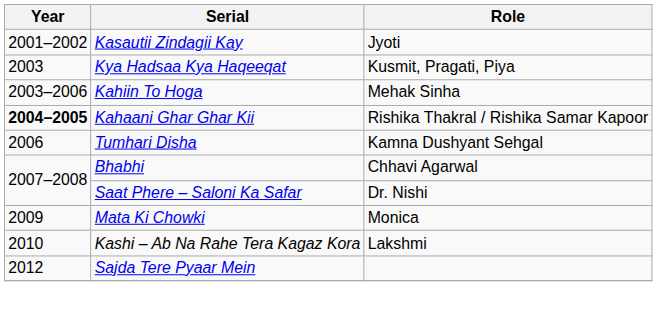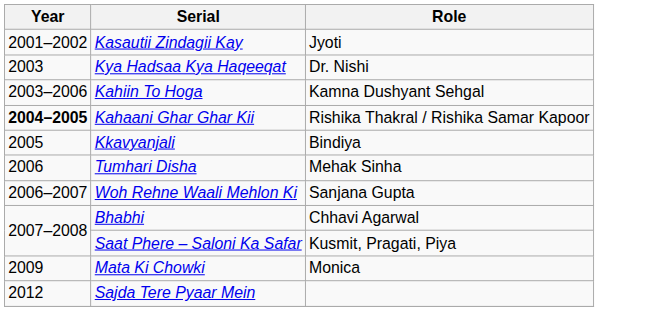(441, 67) Kusmit, Pragati, Piya -> (339, 67) Dr. Nishi
(414, 92) Mehak Sinha -> (397, 92) Kamna Dushyant Sehgal
+ row: (135, 142)
(455, 142) Kamna Dushyant Sehgal -> (355, 167) Mehak Sinha
+ row: (196, 192)
(398, 192) Dr. Nishi -> (382, 243) Kusmit, Pragati, Piya
- row: (228, 243)
